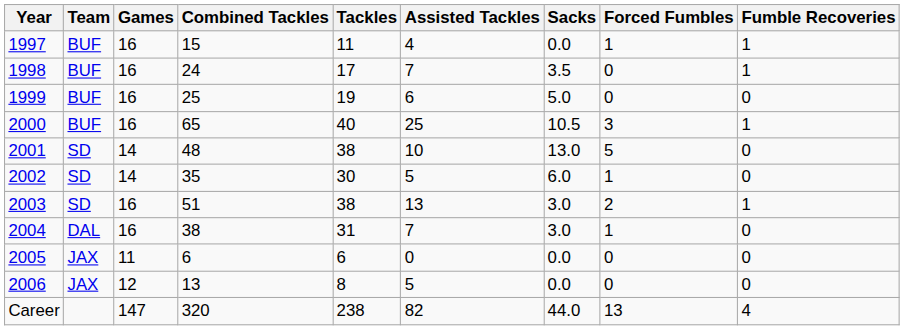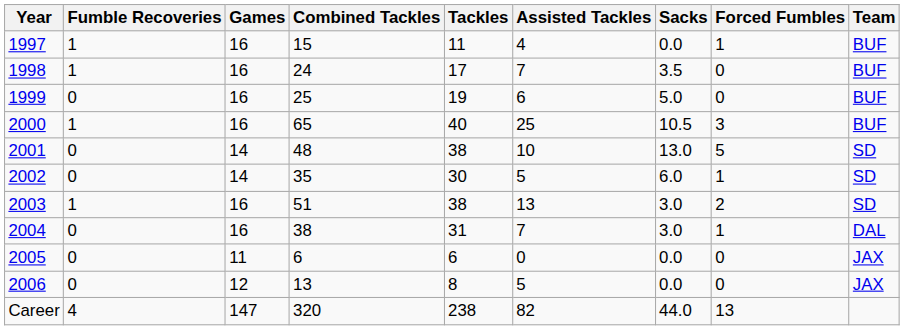columns swapped: (89, 17) <-> (818, 17)
